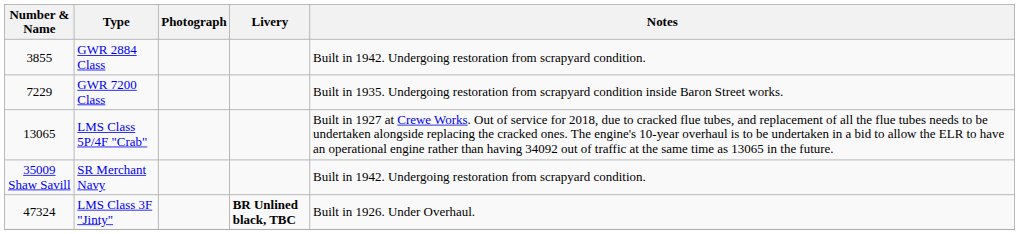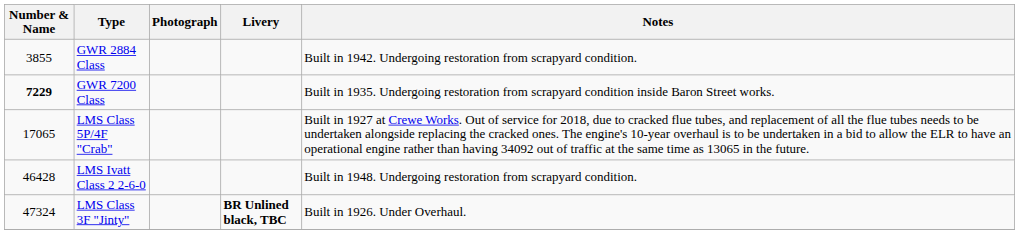(39, 92) normal -> (39, 92) bold
(39, 134) 13065 -> (39, 134) 17065
- row: (112, 177)
+ row: (111, 177)
